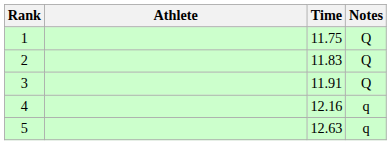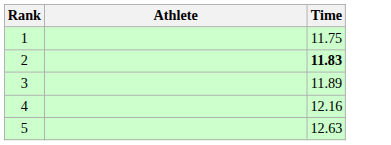- column: (366, 15)
(326, 60) normal -> (326, 60) bold
(326, 83) 11.91 -> (326, 83) 11.89
